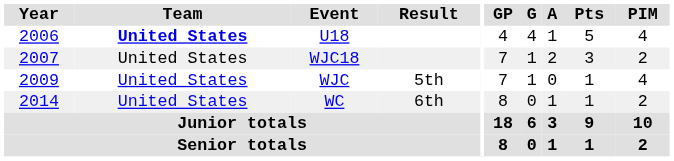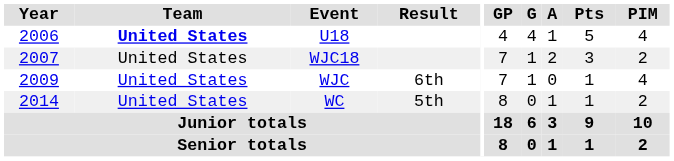(429, 80) 5th -> (429, 80) 6th
(429, 102) 6th -> (429, 102) 5th
